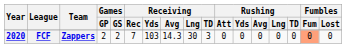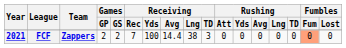(16, 37) 2020 -> (16, 37) 2021
(152, 37) 103 -> (152, 37) 100
(172, 37) 14.3 -> (172, 37) 14.4
(193, 37) 30 -> (193, 37) 38
